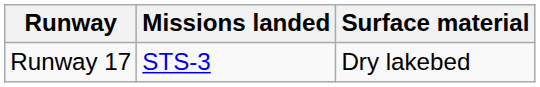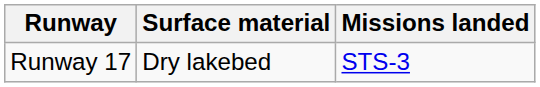columns swapped: (435, 23) <-> (236, 23)
